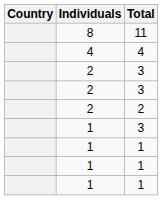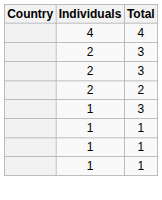- row: (90, 33)
